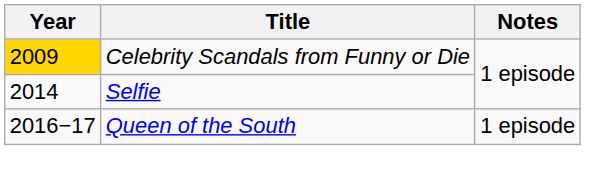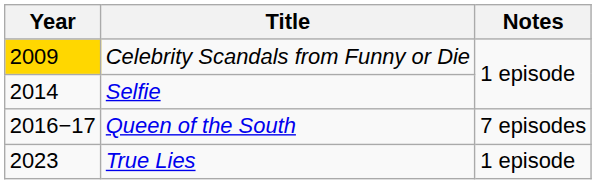(528, 126) 1 episode -> (533, 126) 7 episodes
+ row: (151, 160)
